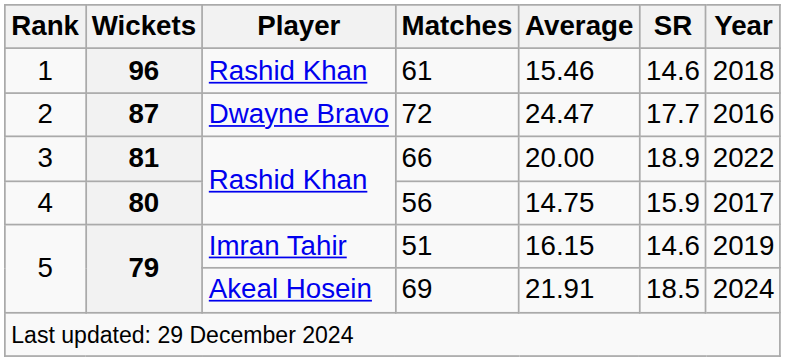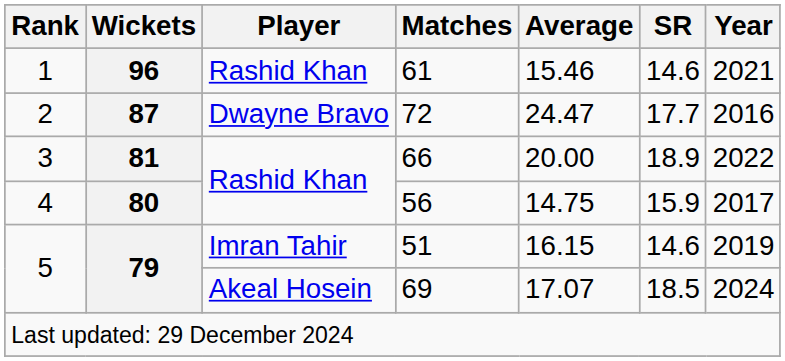(744, 70) 2018 -> (744, 70) 2021
(560, 289) 21.91 -> (560, 289) 17.07
